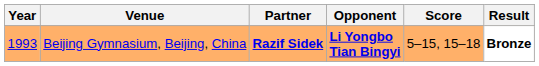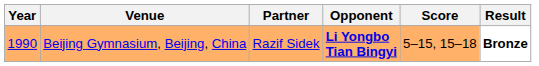(22, 44) 1993 -> (22, 44) 1990
(288, 44) bold -> (286, 44) normal
